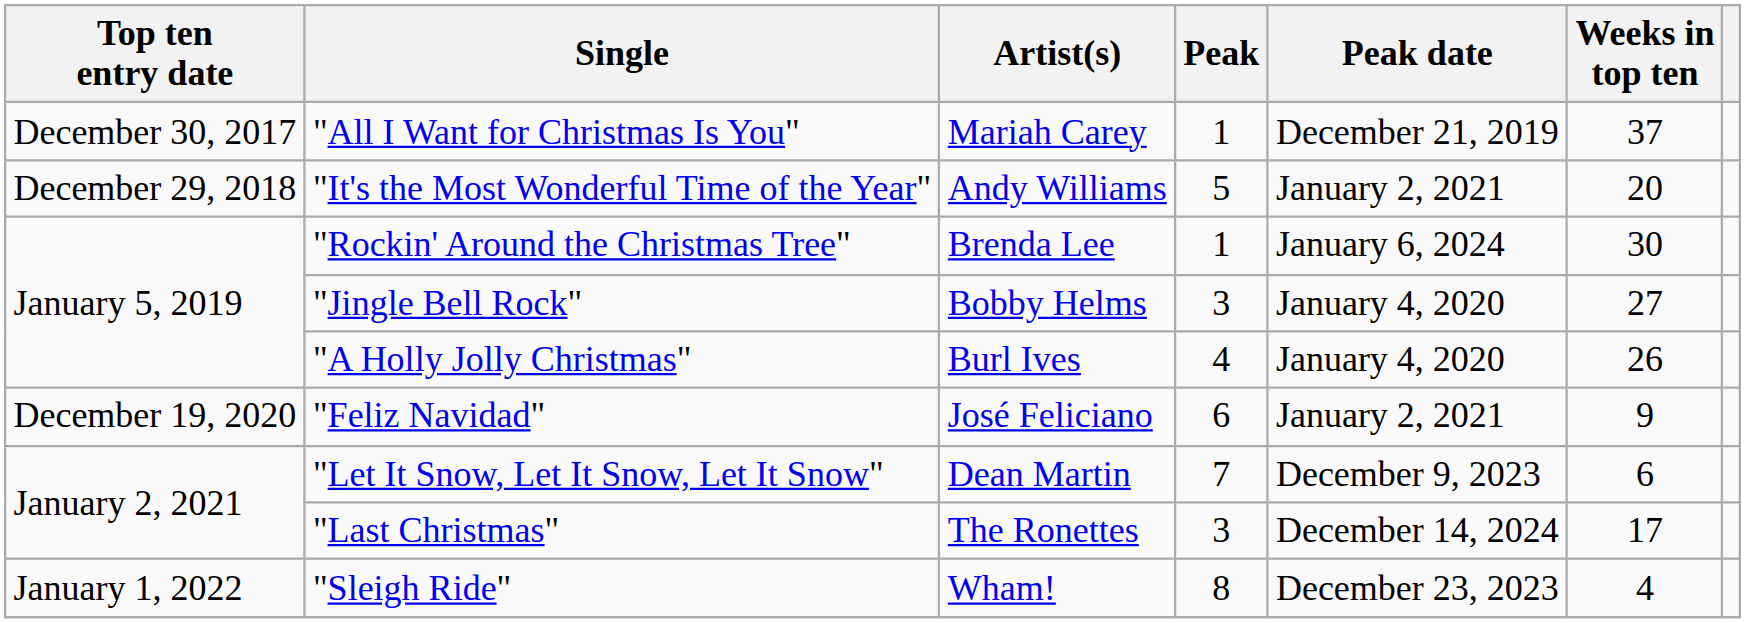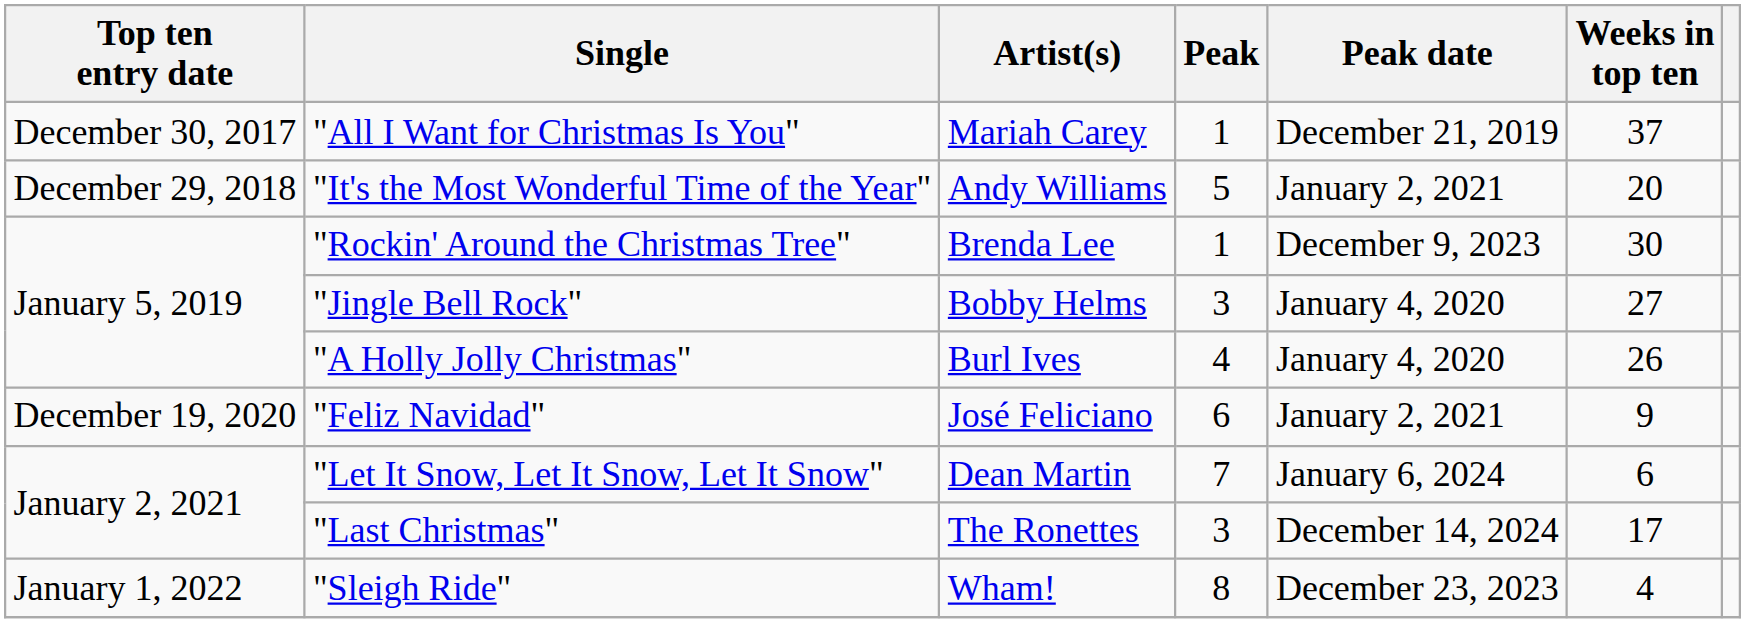(1390, 244) January 6, 2024 -> (1408, 244) December 9, 2023
(1408, 473) December 9, 2023 -> (1390, 473) January 6, 2024
